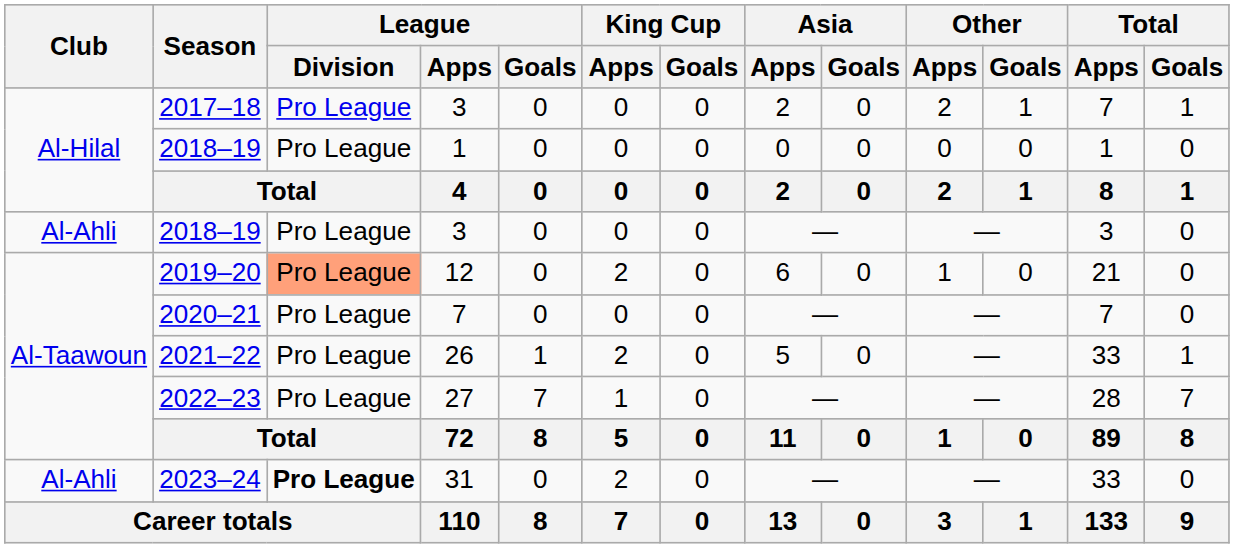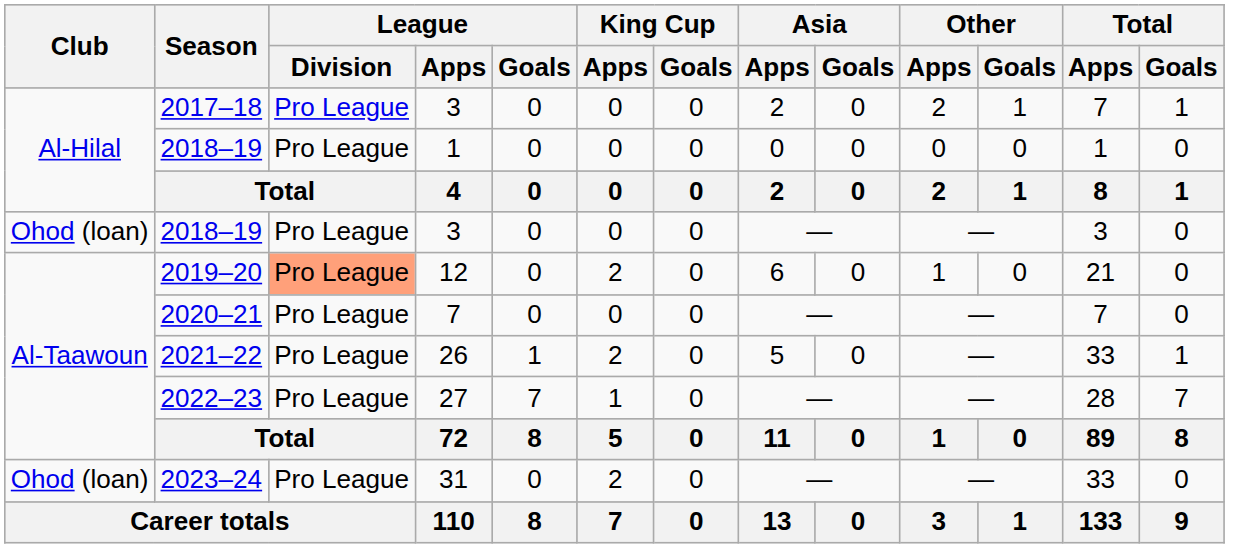(79, 231) Al-Ahli -> (80, 231) Ohod (loan)
(79, 480) Al-Ahli -> (80, 480) Ohod (loan)
(344, 480) bold -> (342, 480) normal
